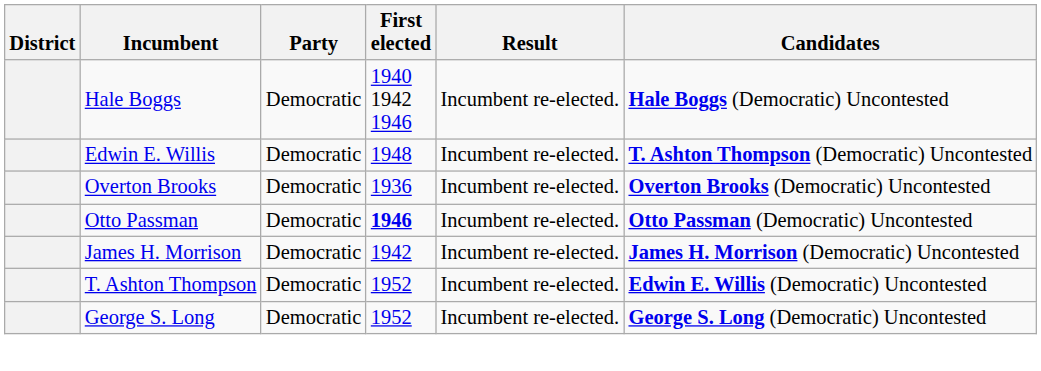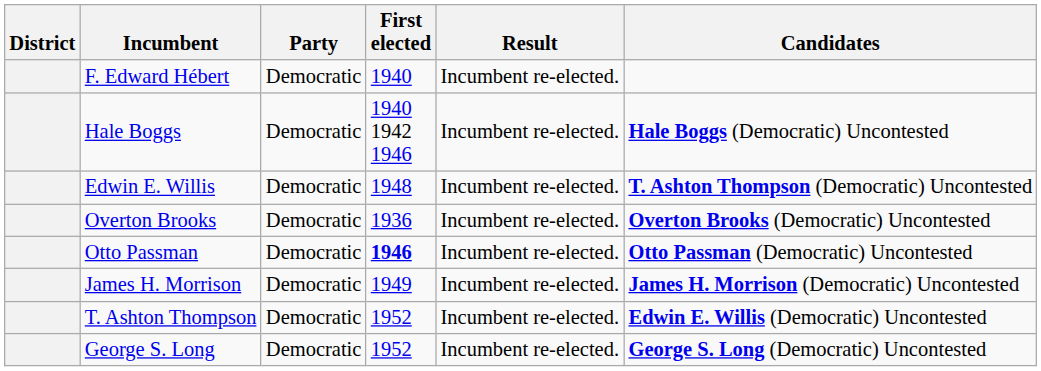+ row: (157, 76)
(391, 252) 1942 -> (391, 284) 1949
